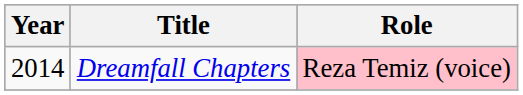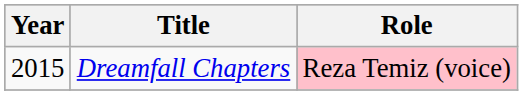(38, 68) 2014 -> (38, 68) 2015
